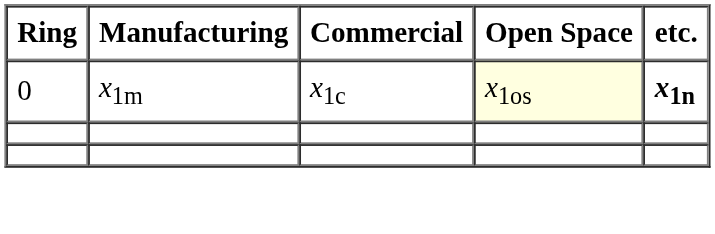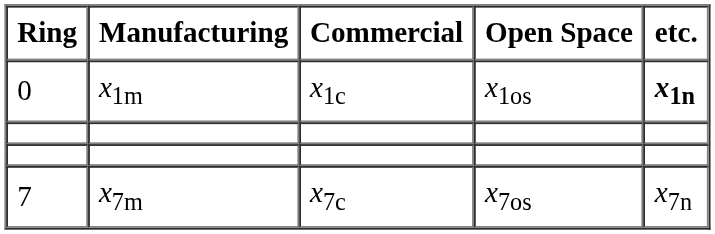(508, 91) lightyellow background -> (508, 91) no background
+ row: (24, 197)
